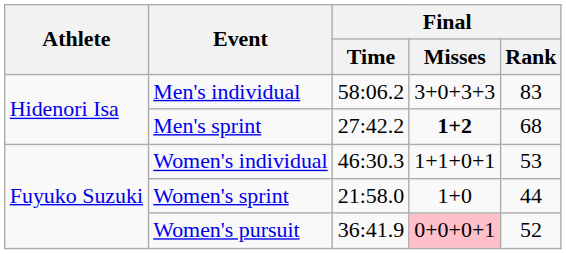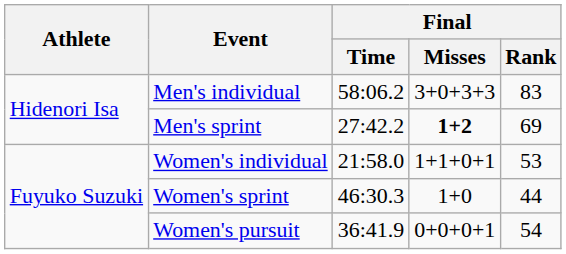(531, 126) 68 -> (531, 126) 69
(371, 160) 46:30.3 -> (371, 160) 21:58.0
(371, 195) 21:58.0 -> (371, 195) 46:30.3
(455, 230) pink background -> (455, 230) no background
(531, 230) 52 -> (531, 230) 54
